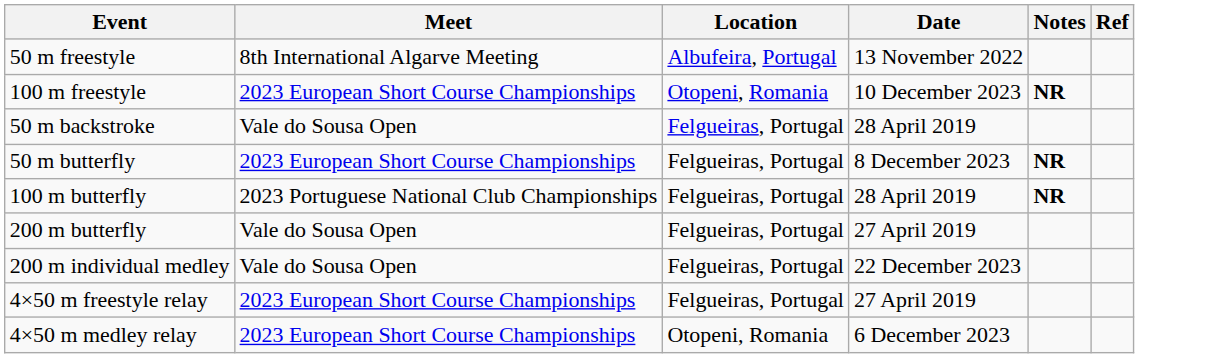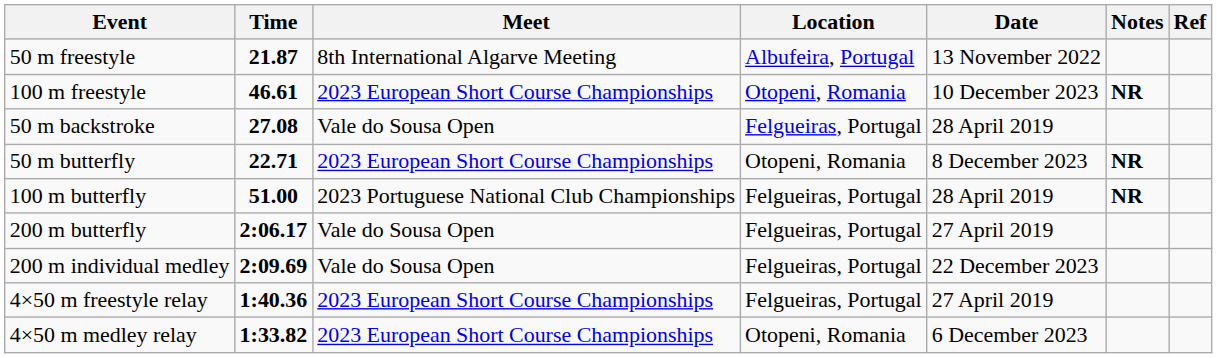+ column: (273, 21)
(756, 160) Felgueiras, Portugal -> (825, 160) Otopeni, Romania
